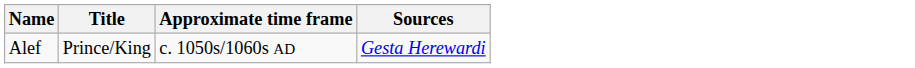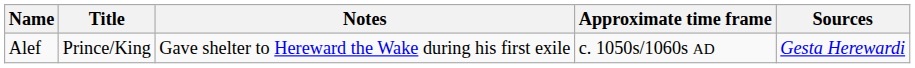+ column: (365, 18)
